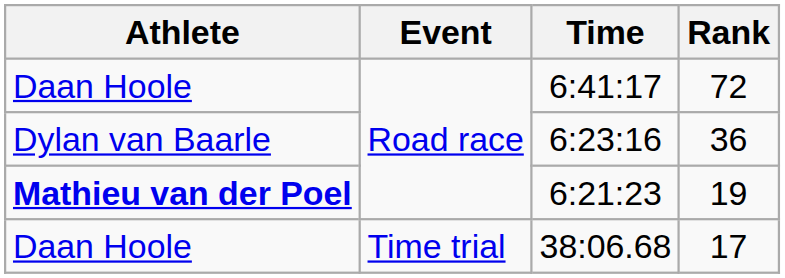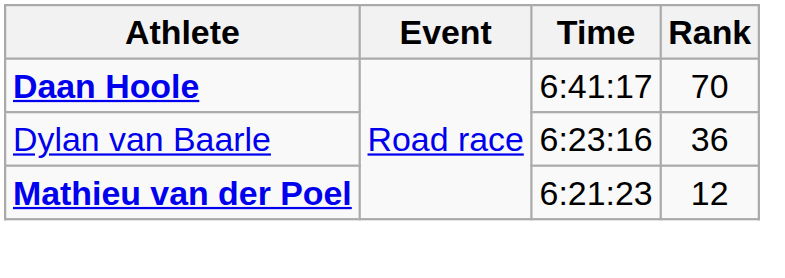(102, 86) normal -> (106, 86) bold
(729, 86) 72 -> (710, 86) 70
(729, 193) 19 -> (710, 193) 12
- row: (605, 247)
